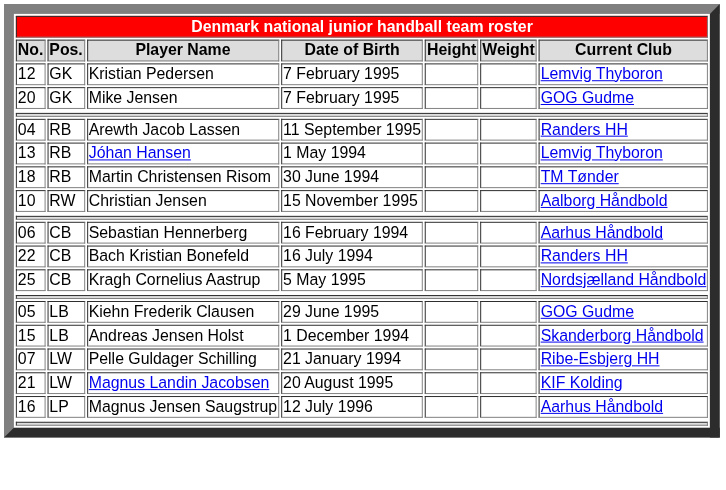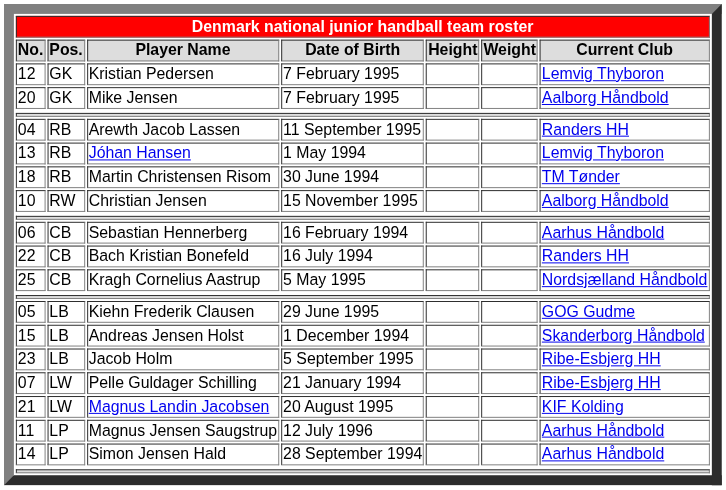(587, 98) GOG Gudme -> (605, 98) Aalborg Håndbold
+ row: (131, 359)
(27, 406) 16 -> (26, 430) 11
+ row: (157, 454)
